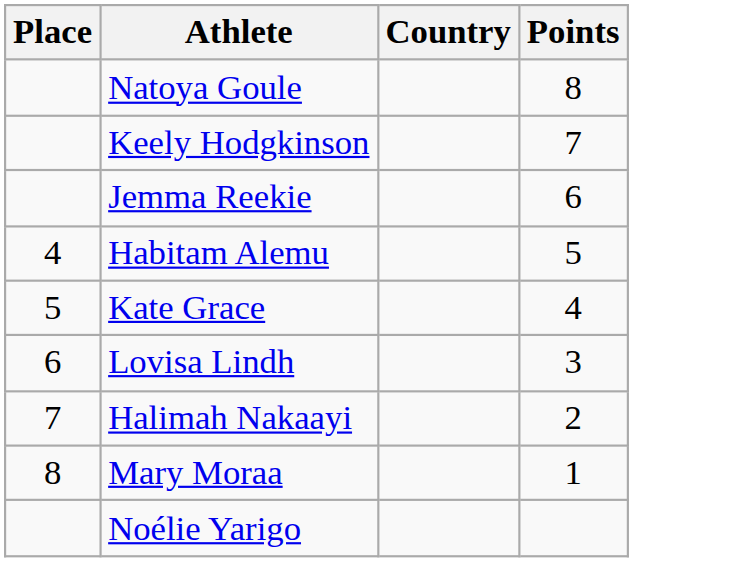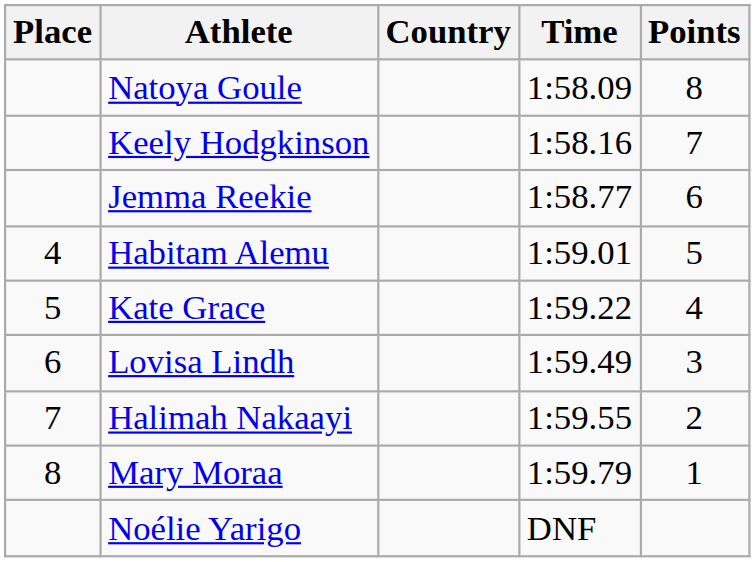+ column: (579, 32)
